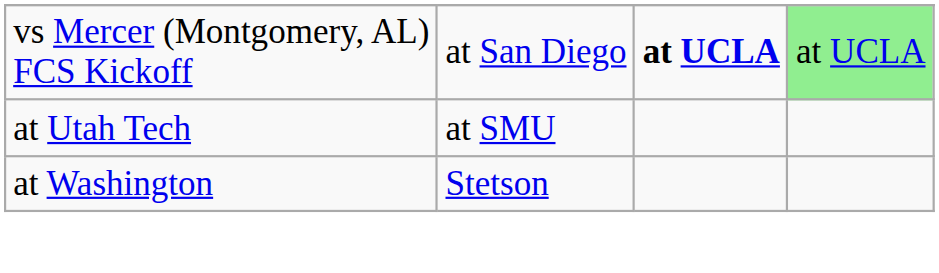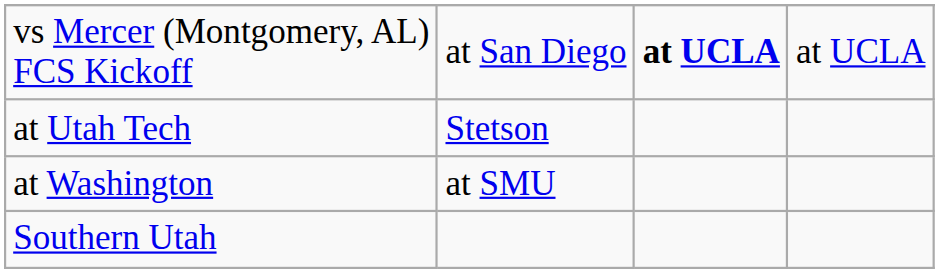(861, 51) lightgreen background -> (861, 51) no background
(500, 127) at SMU -> (497, 127) Stetson
(497, 182) Stetson -> (500, 182) at SMU
+ row: (115, 238)
